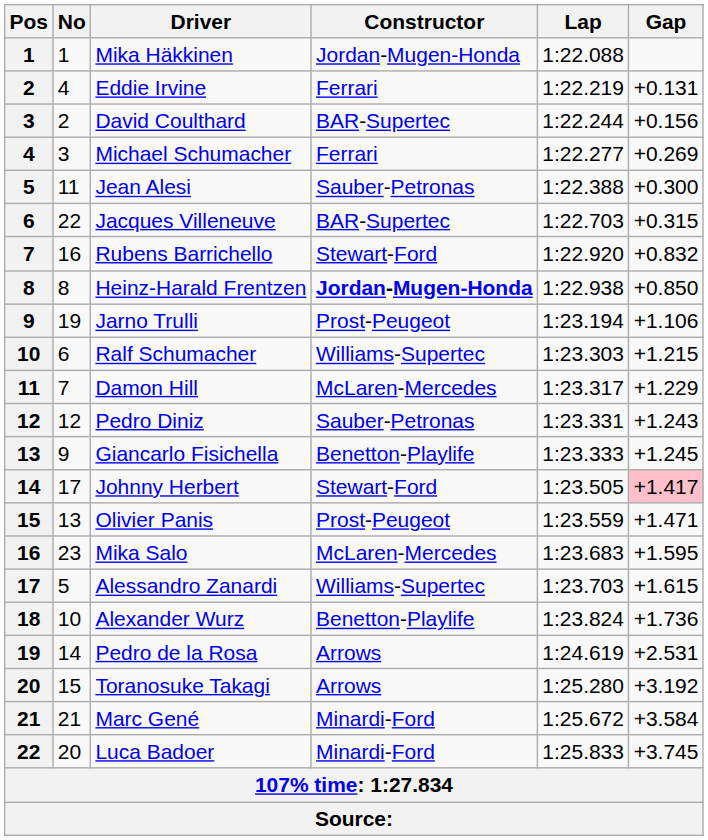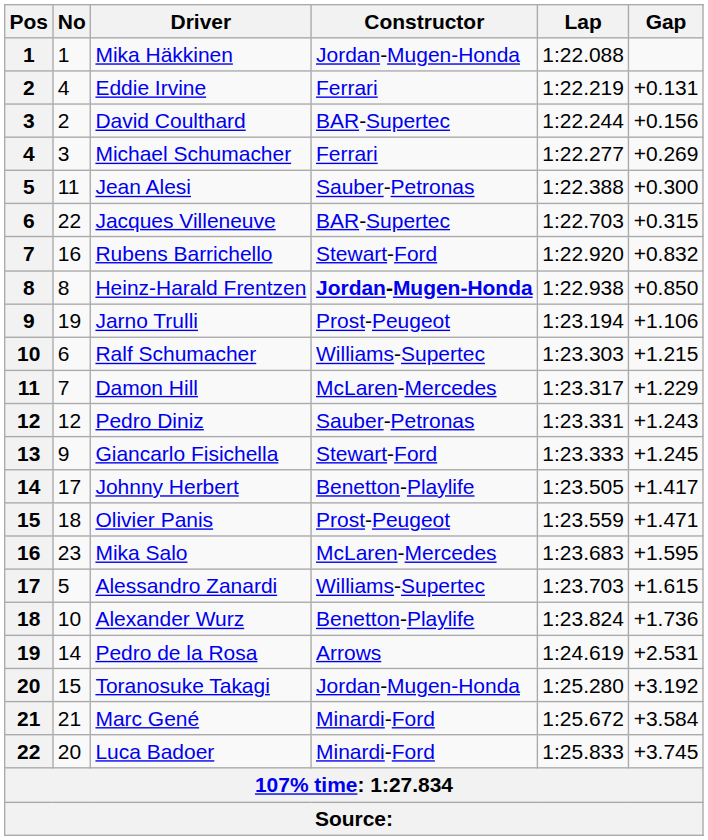(395, 453) Benetton-Playlife -> (377, 453) Stewart-Ford
(377, 486) Stewart-Ford -> (395, 486) Benetton-Playlife
(666, 486) pink background -> (666, 486) no background
(69, 520) 13 -> (69, 520) 18
(349, 686) Arrows -> (418, 686) Jordan-Mugen-Honda
